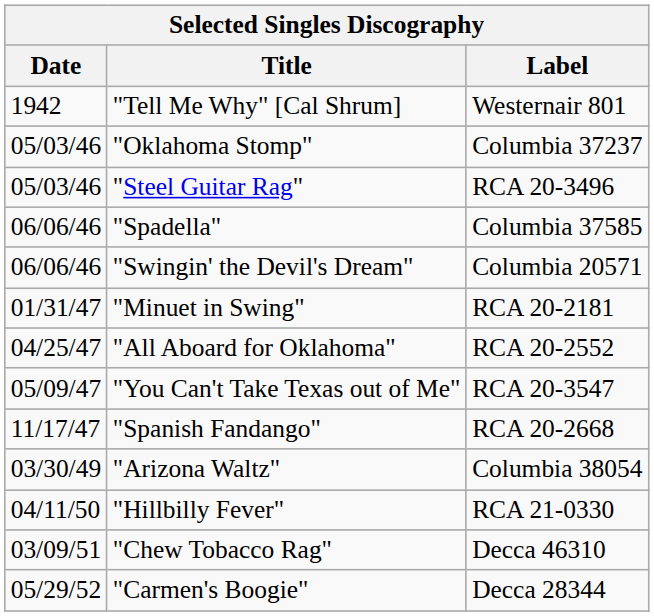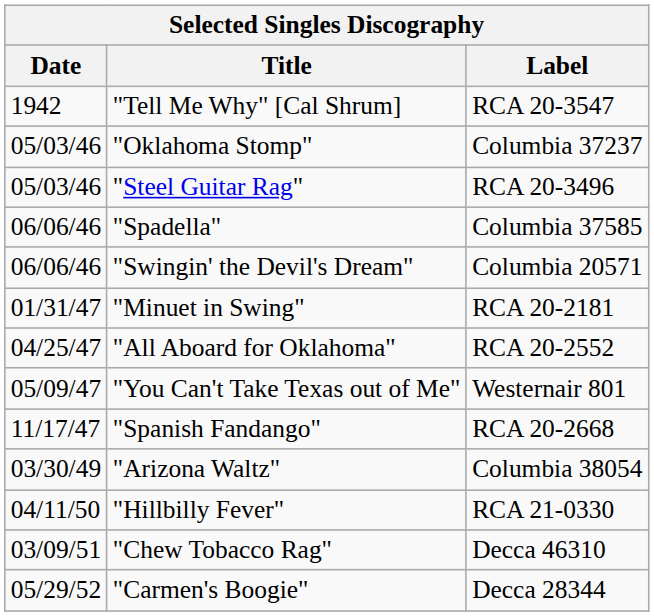(549, 105) Westernair 801 -> (543, 105) RCA 20-3547
(543, 388) RCA 20-3547 -> (549, 388) Westernair 801
